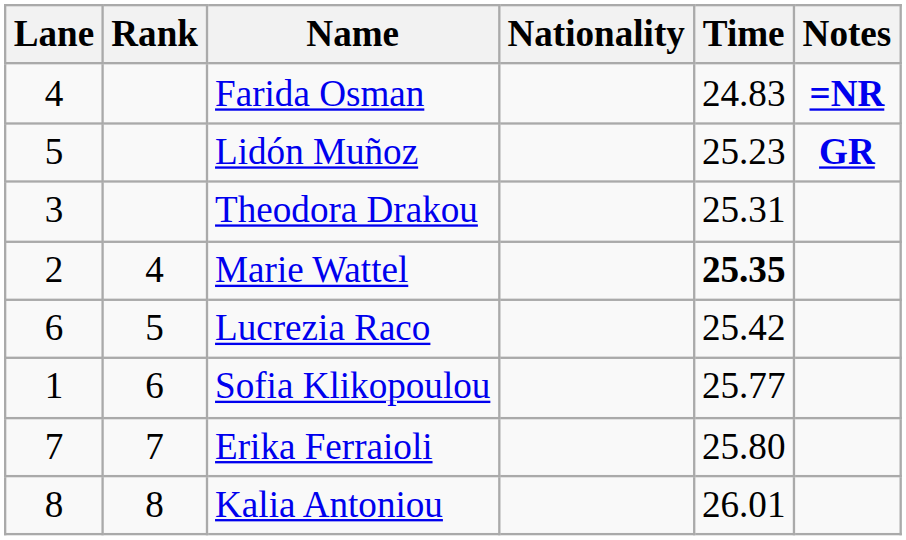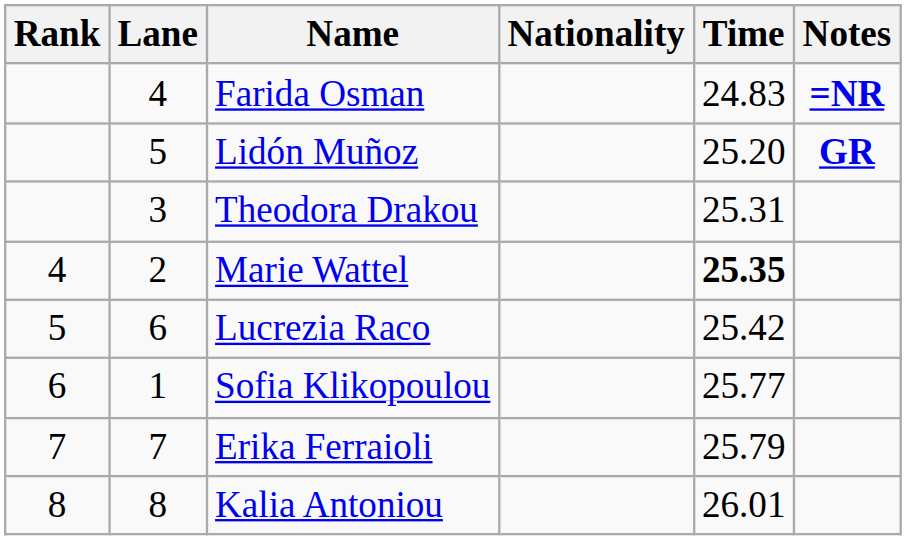columns swapped: (155, 33) <-> (54, 33)
(744, 151) 25.23 -> (744, 151) 25.20
(744, 446) 25.80 -> (744, 446) 25.79
